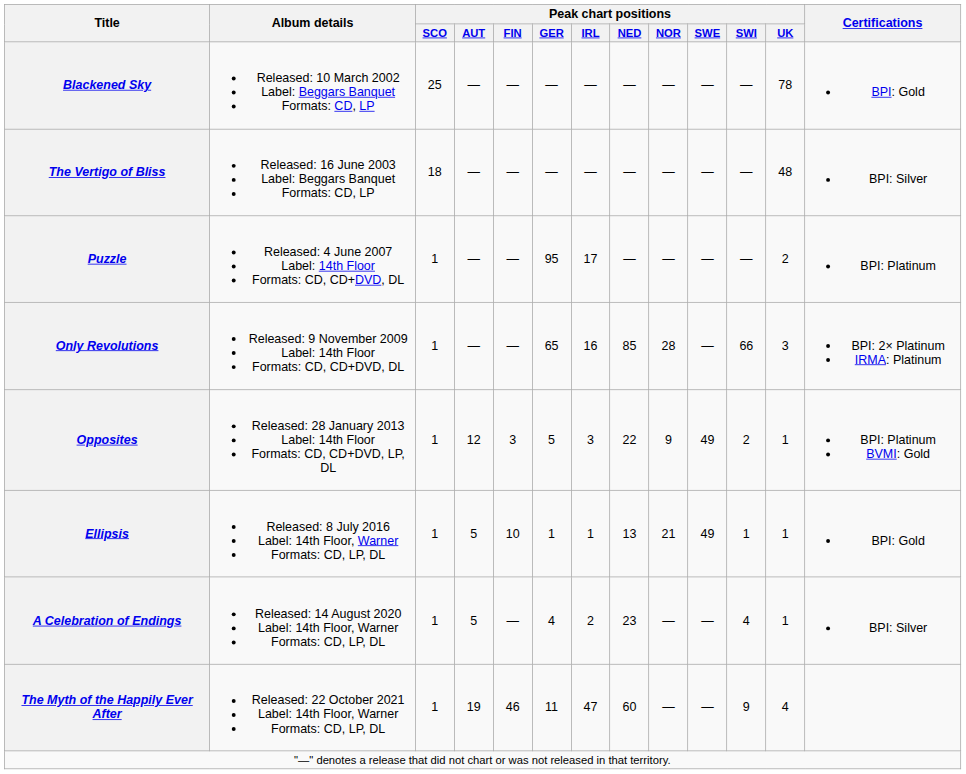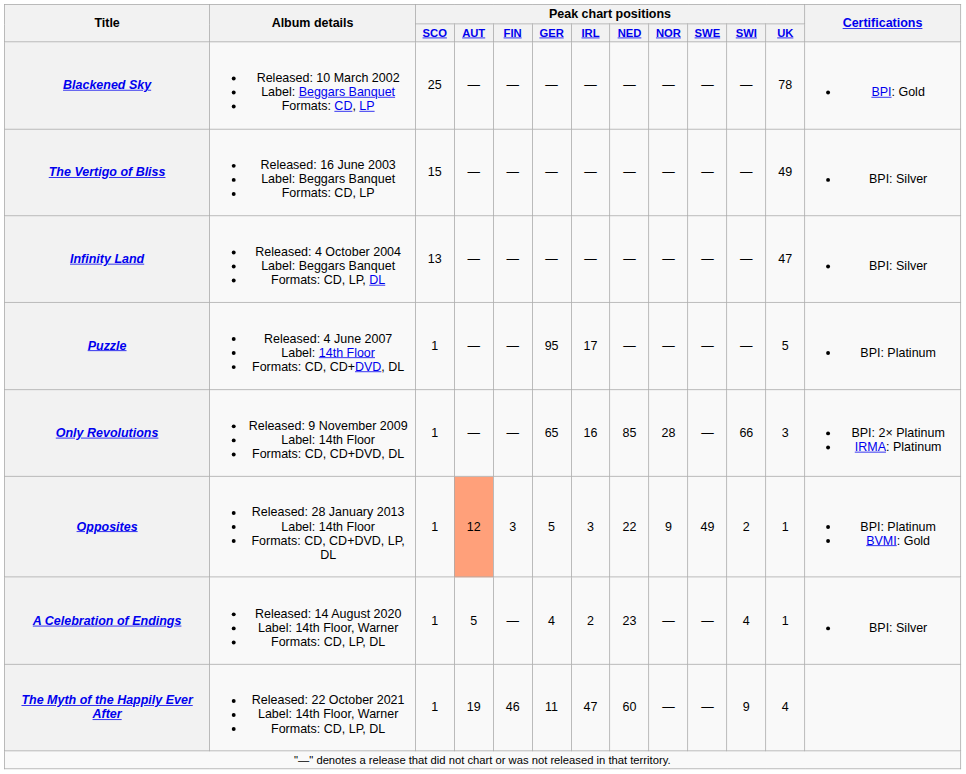(435, 172) 18 -> (435, 172) 15
(785, 172) 48 -> (785, 172) 49
+ row: (107, 259)
(785, 259) 2 -> (785, 346) 5
(474, 439) no background -> (474, 526) lightsalmon background
- row: (107, 533)
